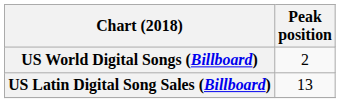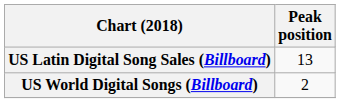rows swapped: (140, 85) <-> (139, 60)
